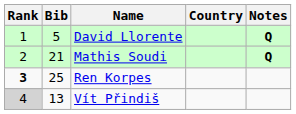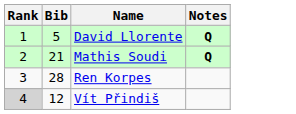- column: (216, 15)
(23, 78) bold -> (23, 78) normal
(56, 78) 25 -> (56, 78) 28
(56, 99) 13 -> (56, 99) 12
